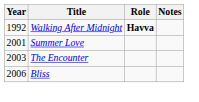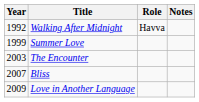(140, 27) bold -> (152, 27) normal
(16, 43) 2001 -> (16, 43) 1999
(16, 74) 2006 -> (16, 74) 2007
+ row: (83, 89)
